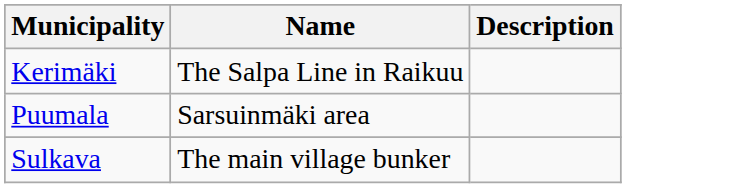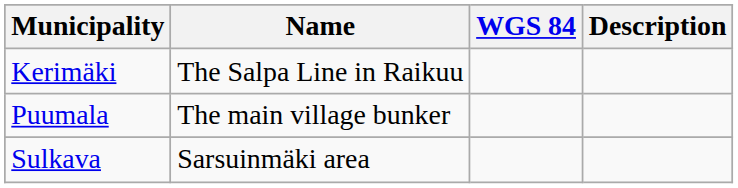+ column: (526, 26)
(274, 114) Sarsuinmäki area -> (314, 114) The main village bunker
(314, 159) The main village bunker -> (274, 159) Sarsuinmäki area
